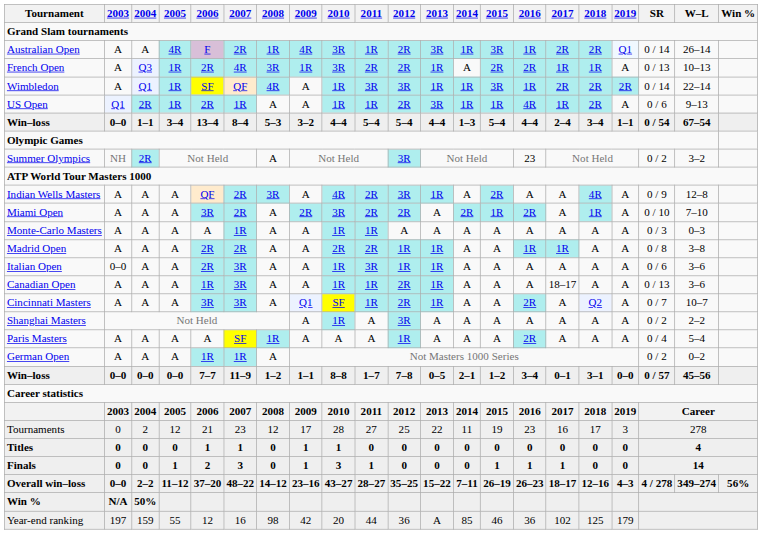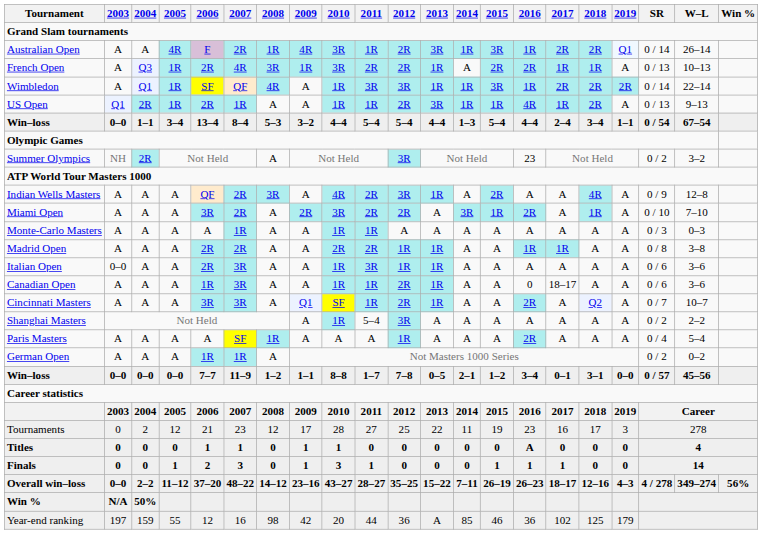(657, 104) 0 / 6 -> (657, 104) 0 / 13
(467, 212) 2R -> (467, 212) 3R
(530, 285) A -> (530, 285) 0
(657, 285) 0 / 13 -> (657, 285) 0 / 6
(371, 321) A -> (371, 321) 5–4
(530, 448) 0 -> (530, 448) A
